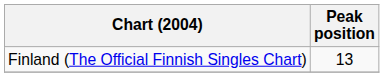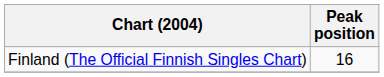(344, 59) 13 -> (344, 59) 16
